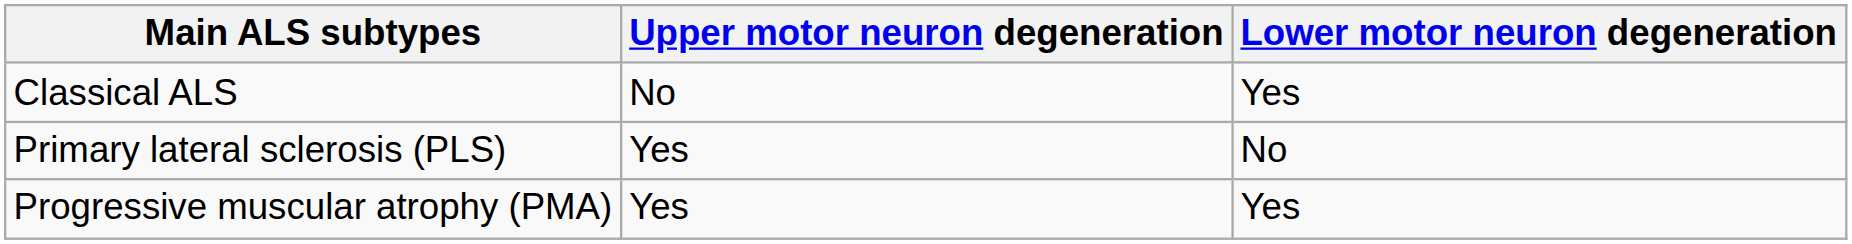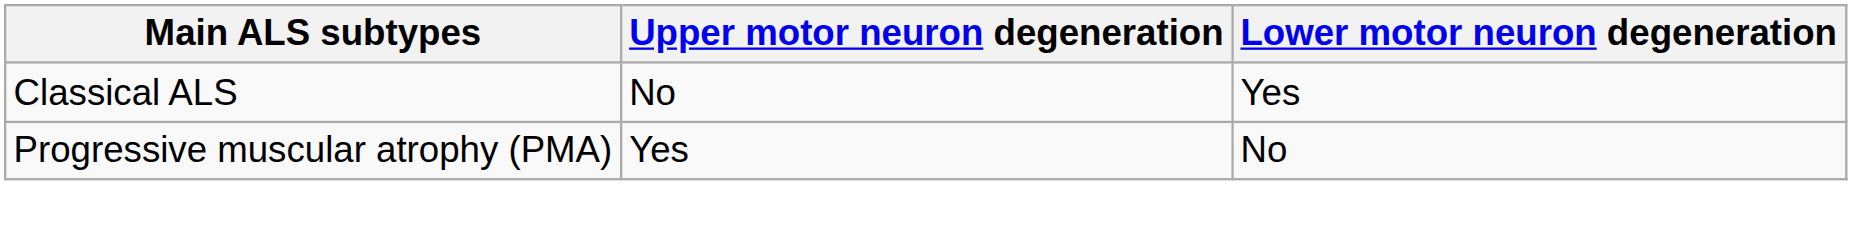- row: (260, 149)
(1270, 207) Yes -> (1264, 149) No
